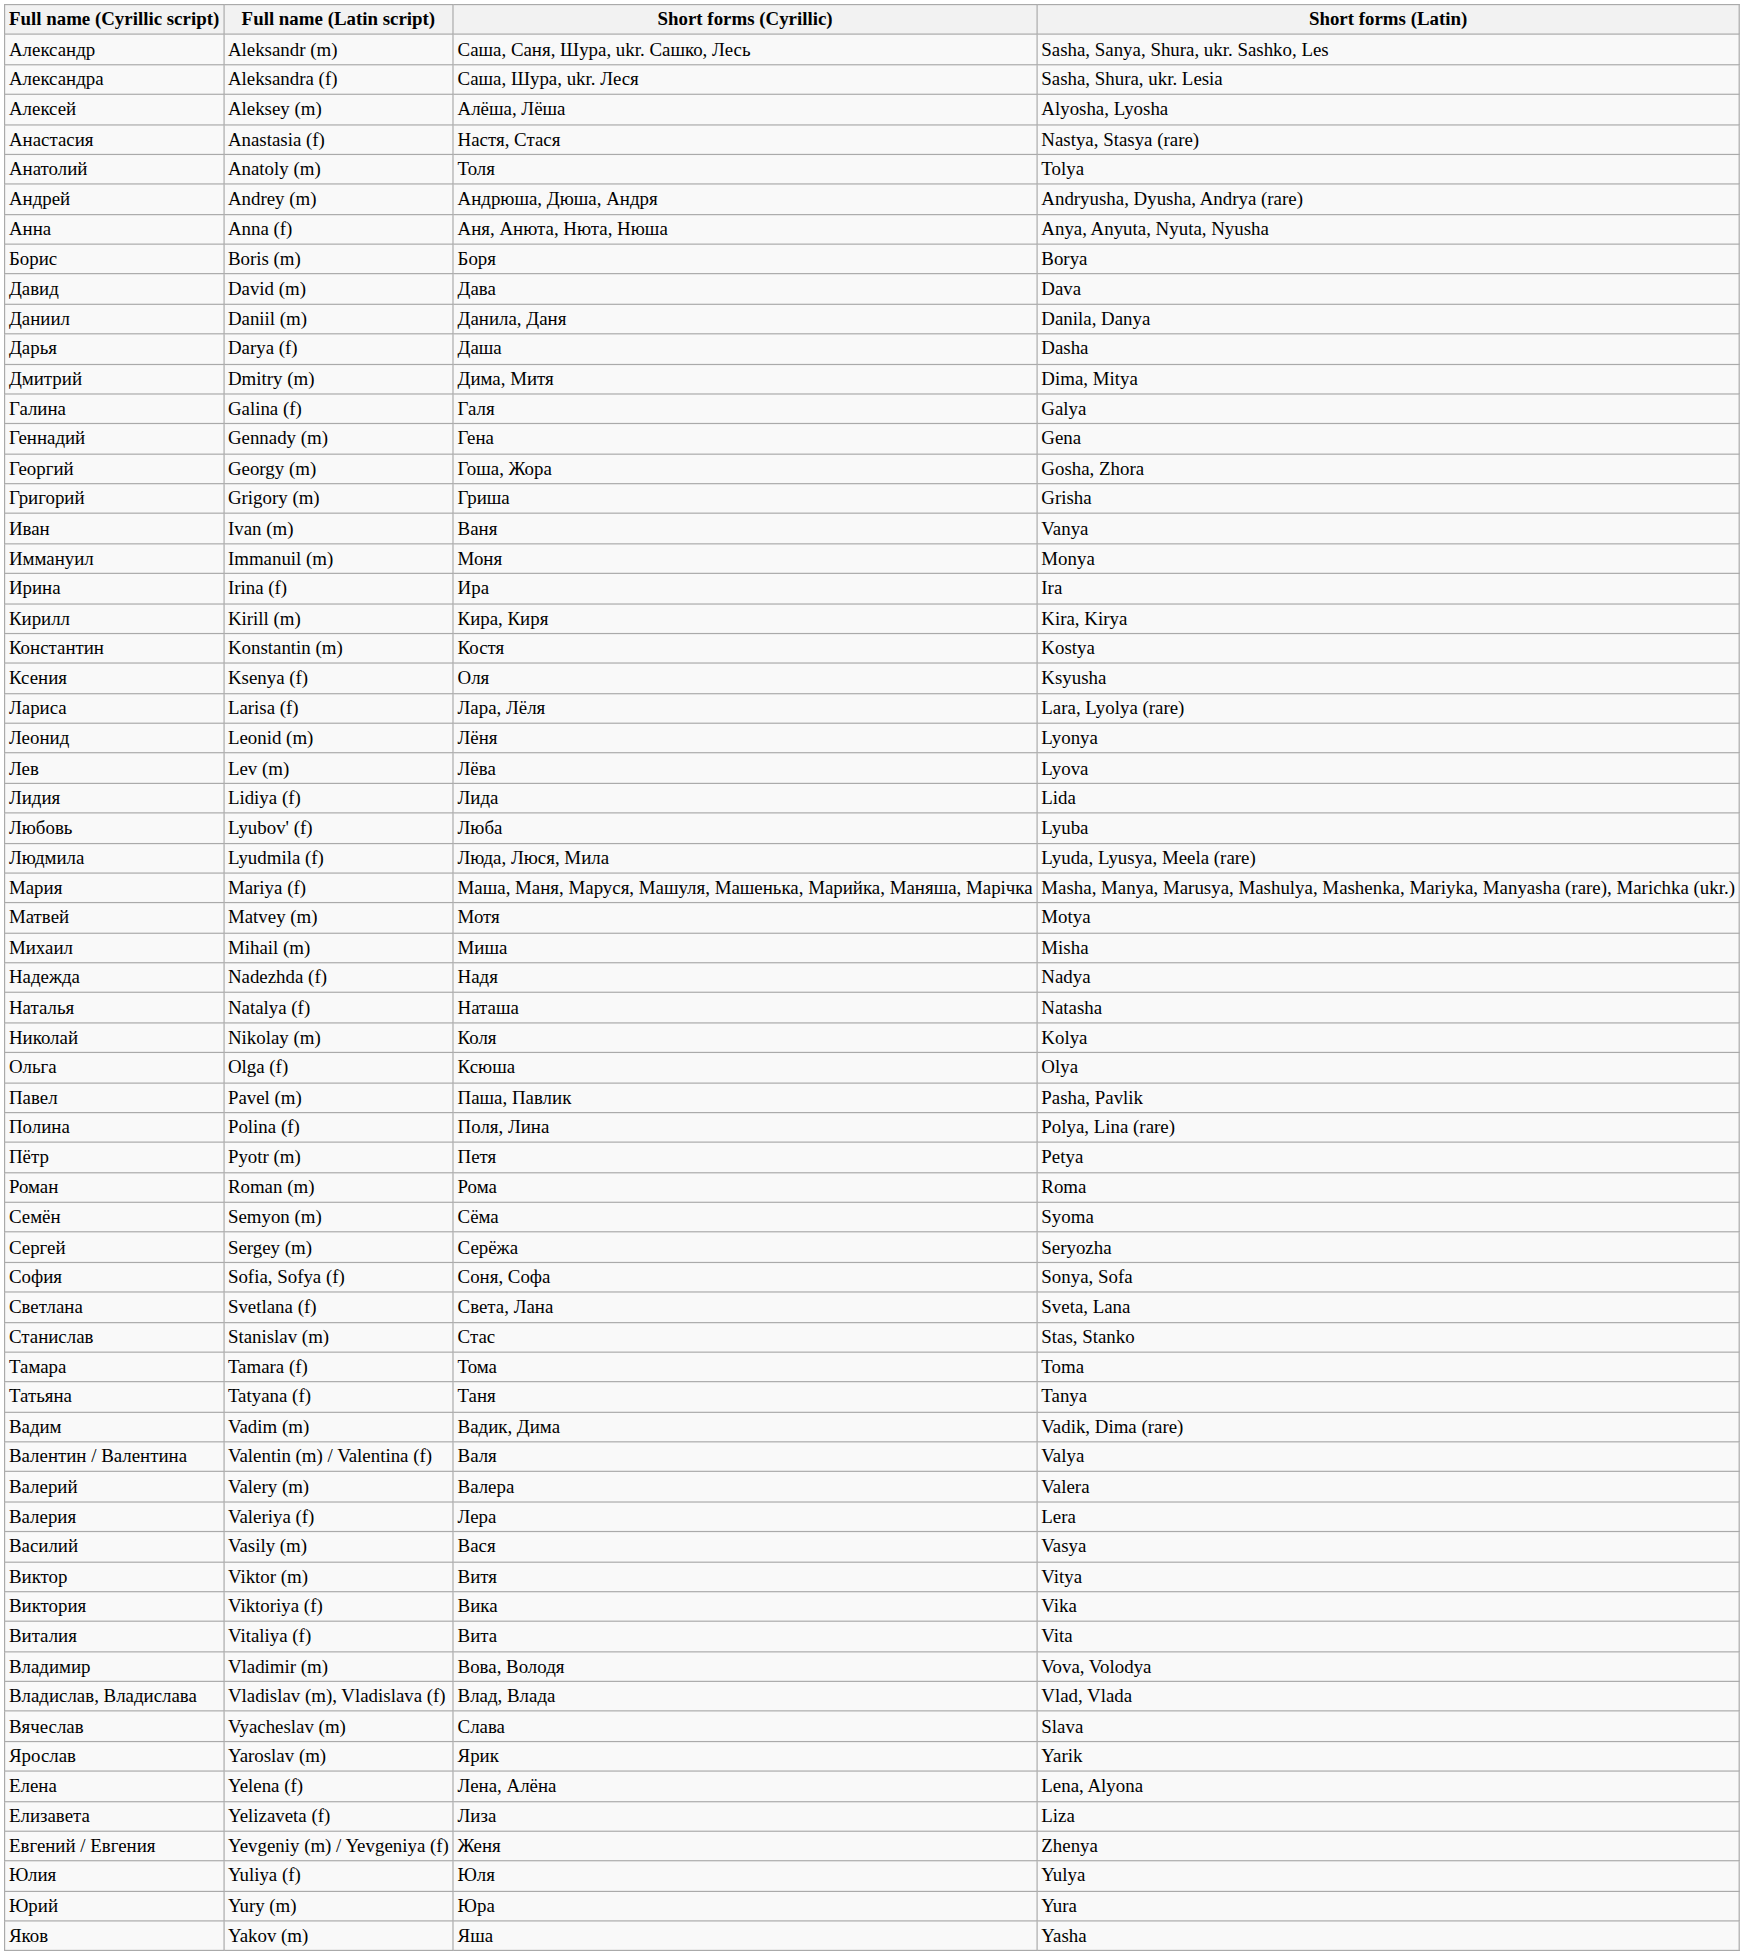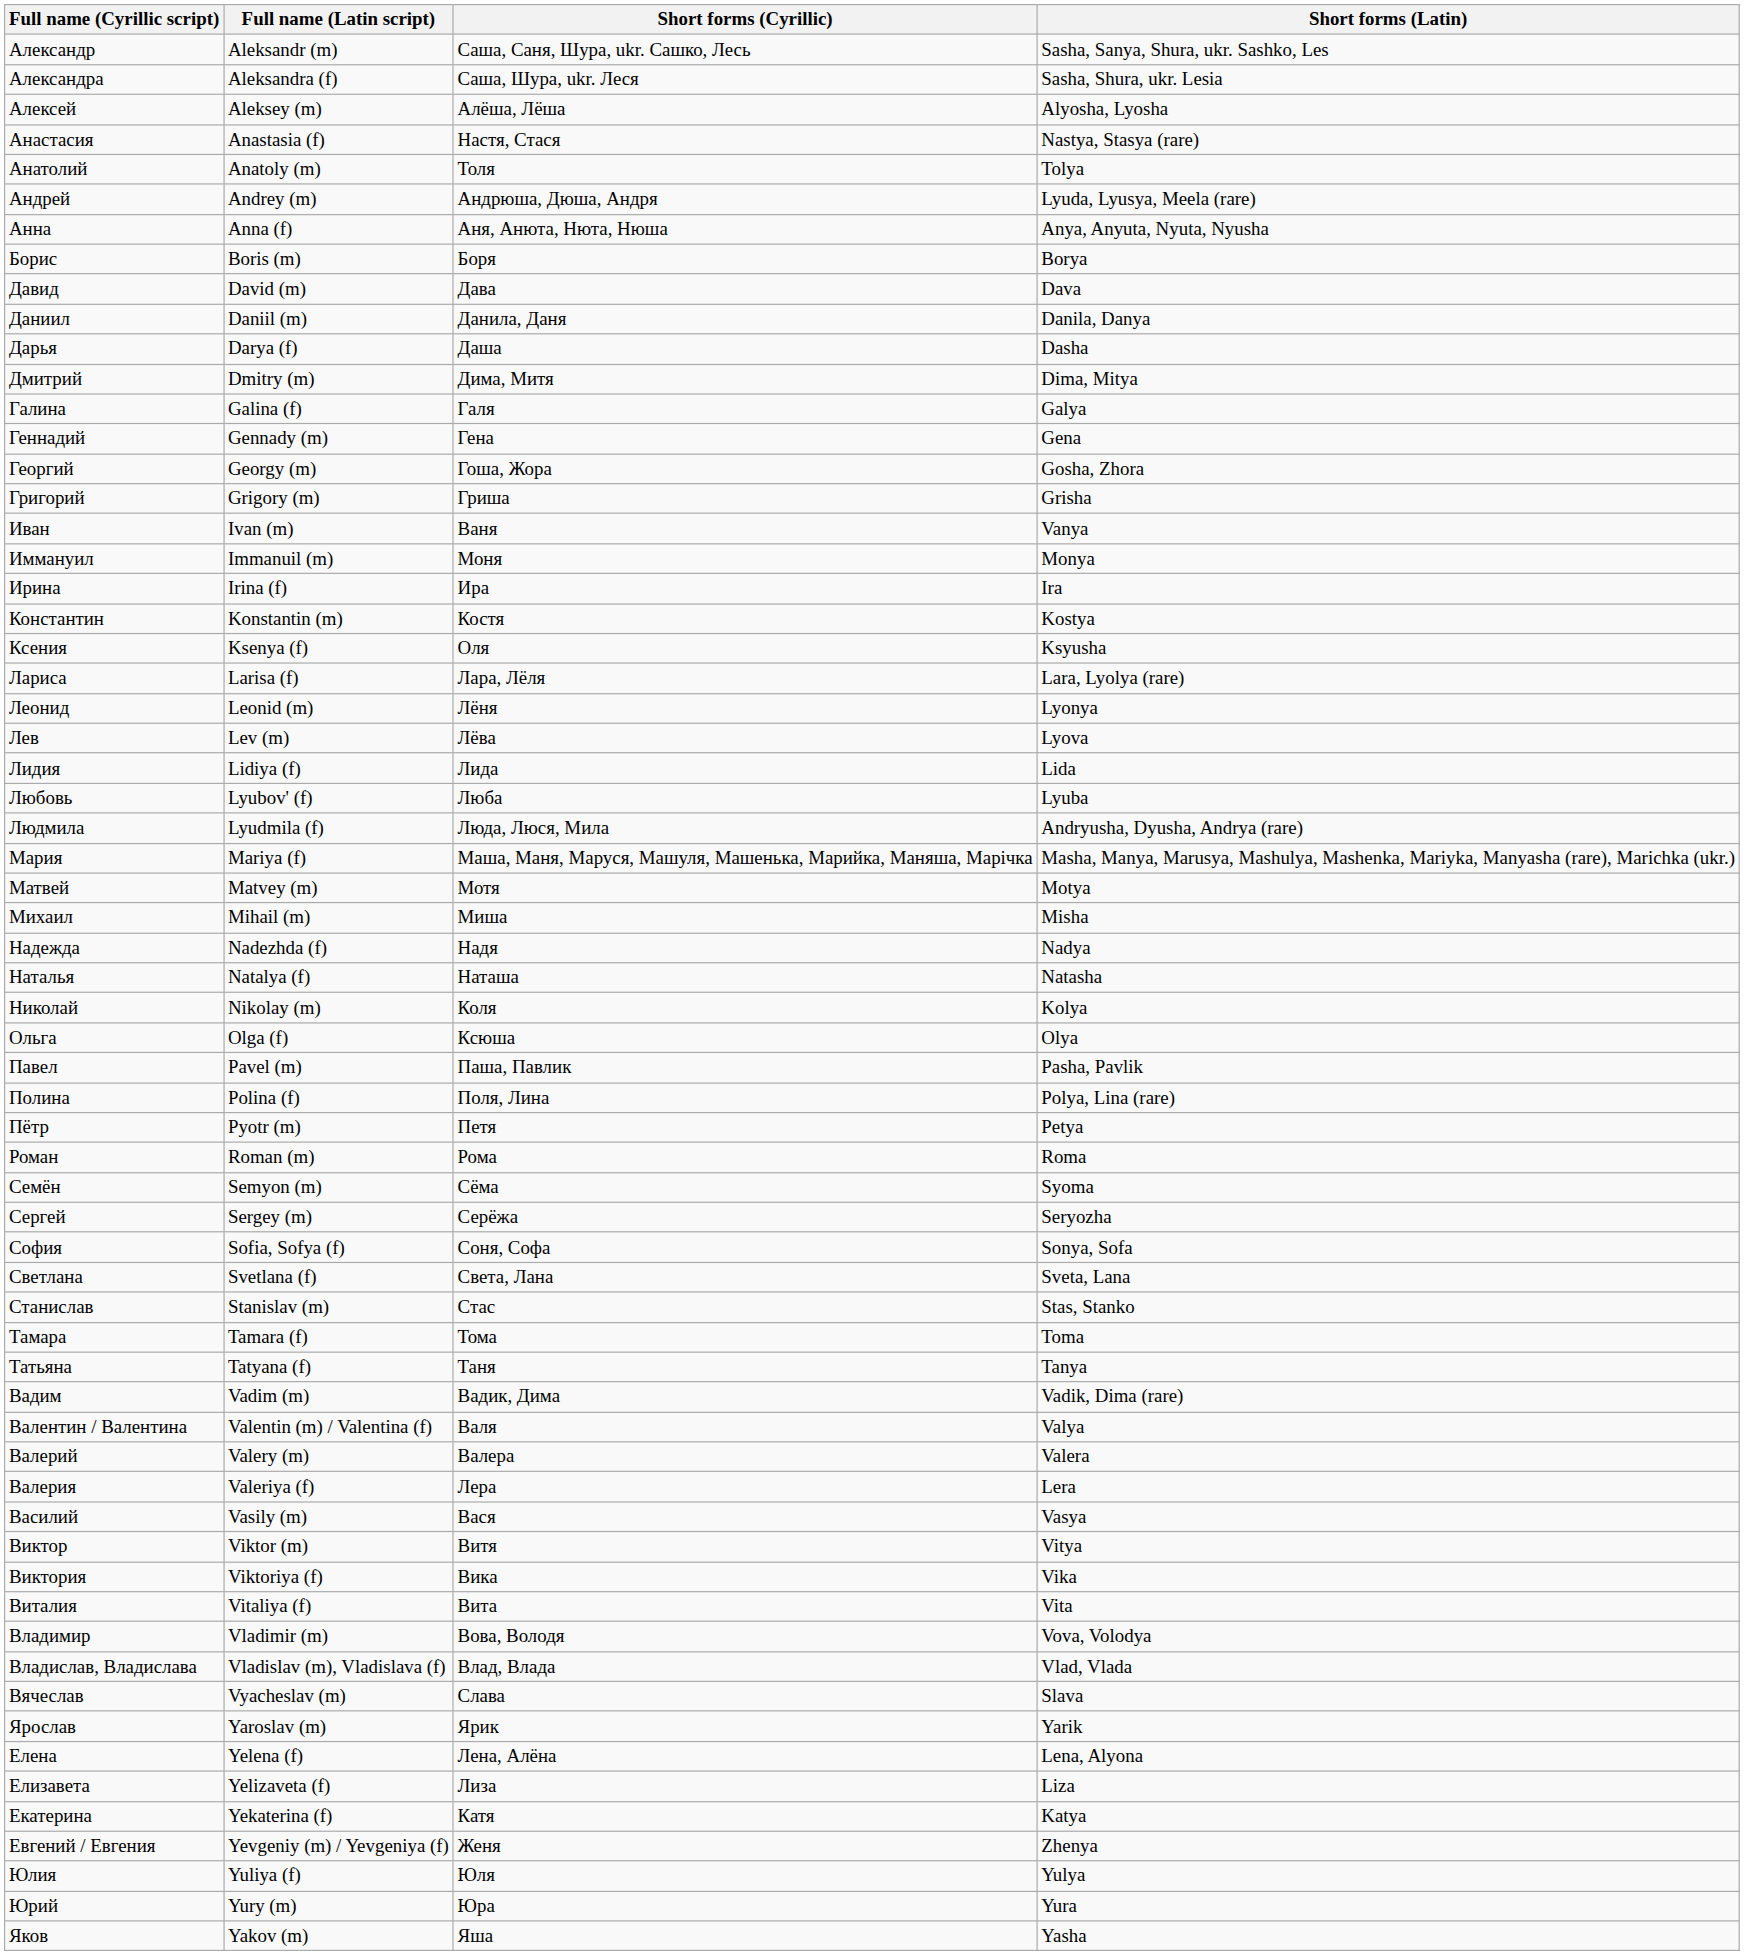(1172, 199) Andryusha, Dyusha, Andrya (rare) -> (1149, 199) Lyuda, Lyusya, Meela (rare)
- row: (39, 618)
(1149, 857) Lyuda, Lyusya, Meela (rare) -> (1172, 827) Andryusha, Dyusha, Andrya (rare)
+ row: (50, 1816)
